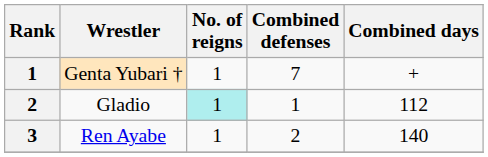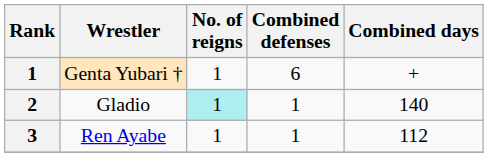(295, 73) 7 -> (295, 73) 6
(414, 104) 112 -> (414, 104) 140
(295, 135) 2 -> (295, 135) 1
(414, 135) 140 -> (414, 135) 112
